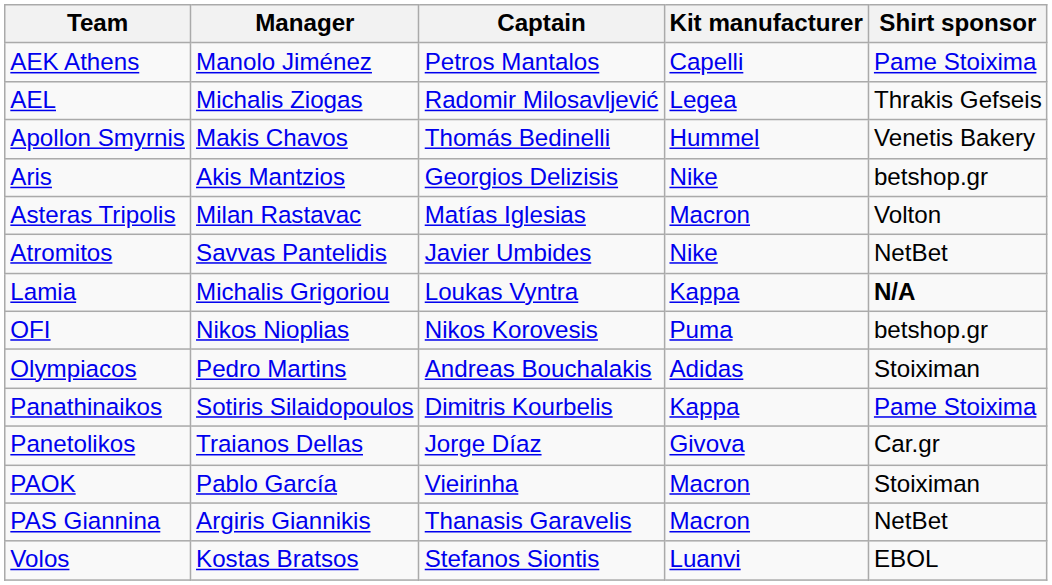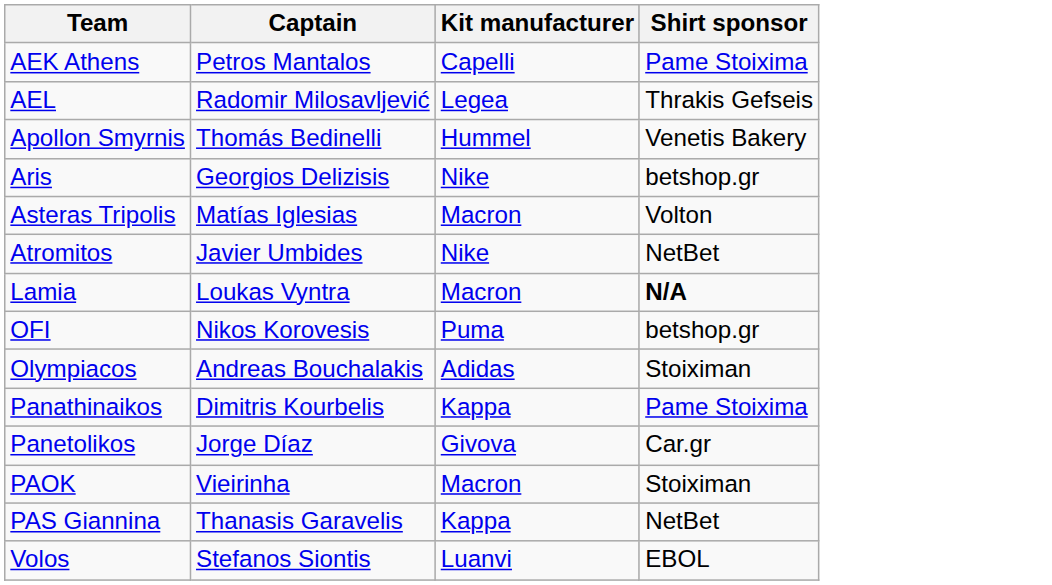- column: (305, 23)
(704, 291) Kappa -> (481, 291) Macron
(710, 521) Macron -> (476, 521) Kappa
